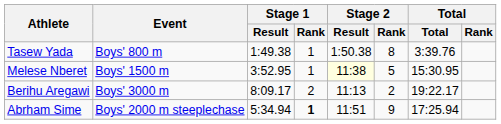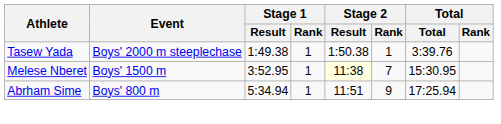(129, 52) Boys' 800 m -> (167, 52) Boys' 2000 m steeplechase
(391, 52) 8 -> (389, 52) 1
(391, 71) 5 -> (389, 71) 7
- row: (48, 91)
(170, 110) Boys' 2000 m steeplechase -> (126, 91) Boys' 800 m
(311, 110) bold -> (308, 91) normal
